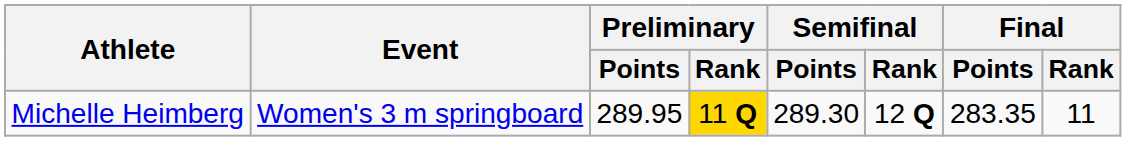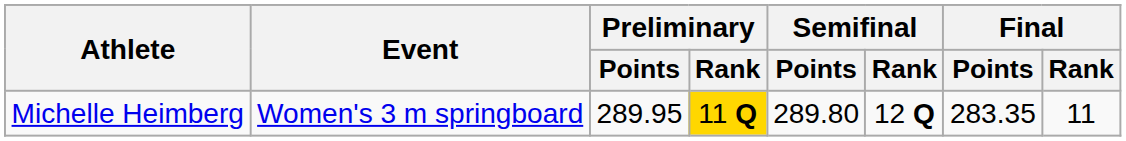(816, 114) 289.30 -> (816, 114) 289.80
